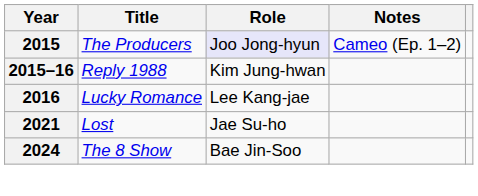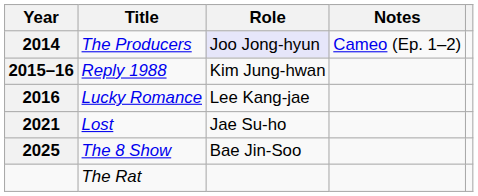(41, 44) 2015 -> (41, 44) 2014
(41, 151) 2024 -> (41, 151) 2025
+ row: (111, 177)
